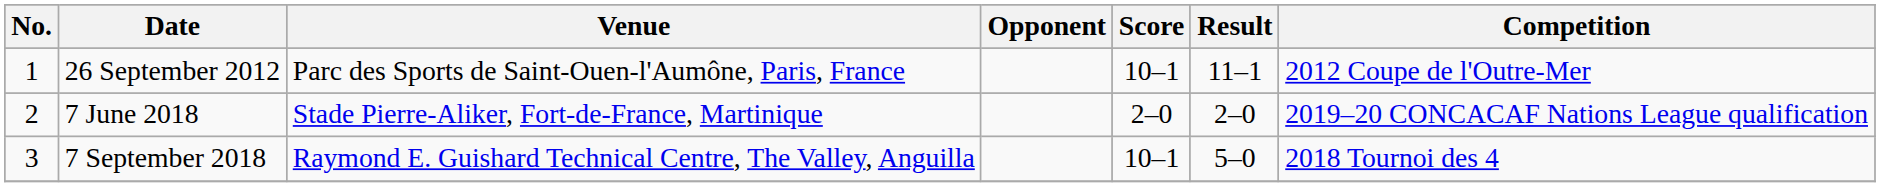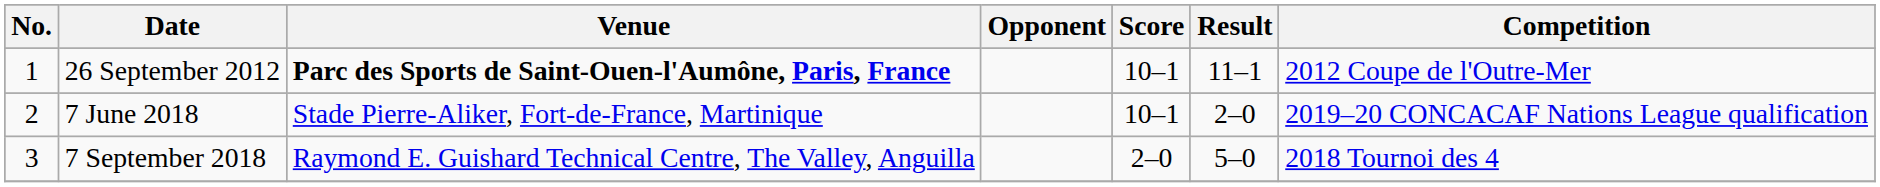(599, 70) normal -> (622, 70) bold
(1152, 114) 2–0 -> (1152, 114) 10–1
(1152, 158) 10–1 -> (1152, 158) 2–0
